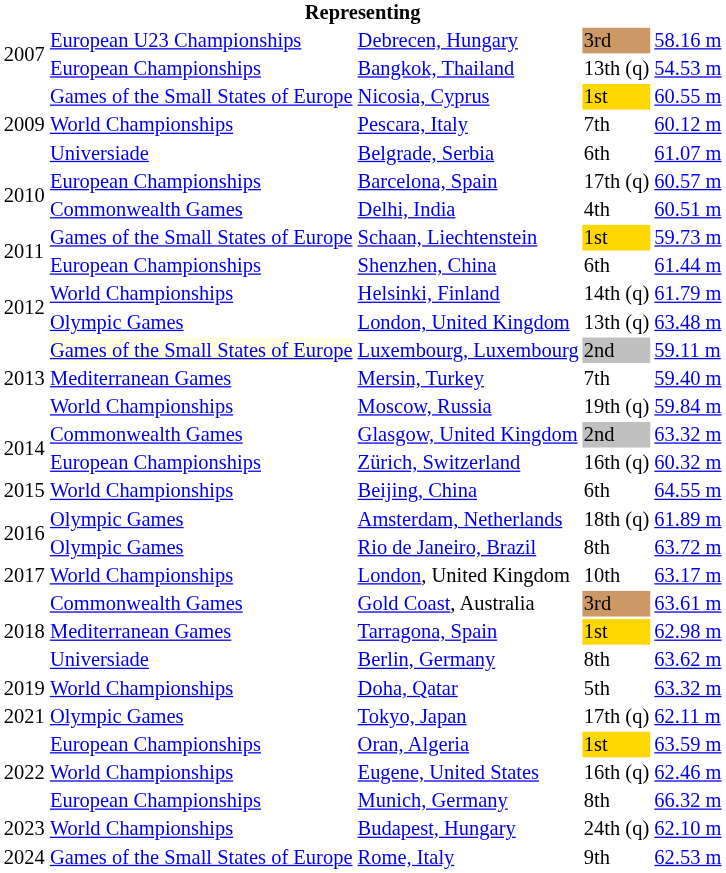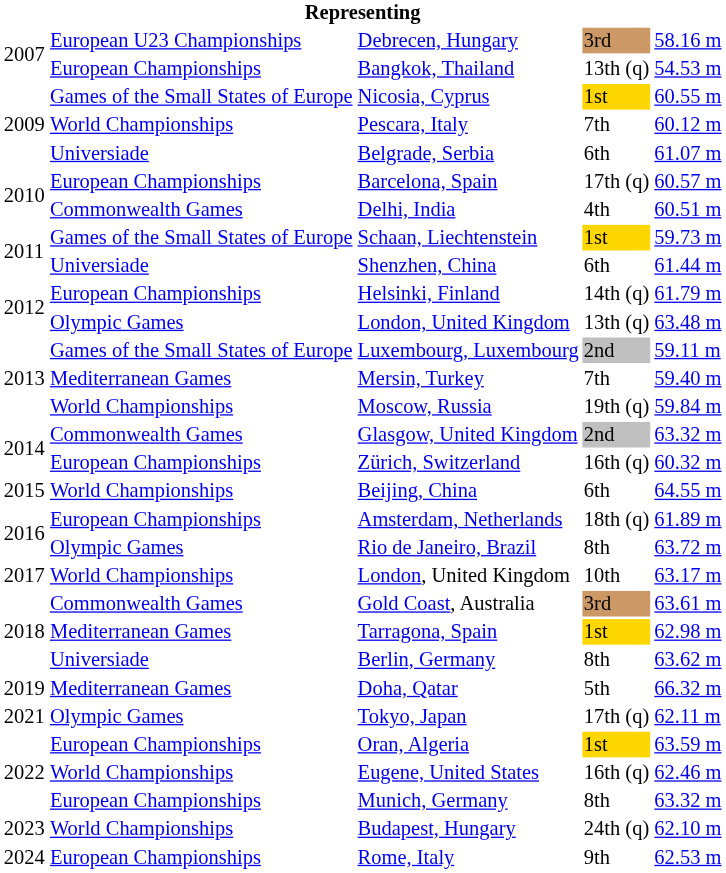(155, 265) European Championships -> (99, 265) Universiade
(142, 293) World Championships -> (155, 293) European Championships
(201, 350) lightyellow background -> (201, 350) no background
(117, 519) Olympic Games -> (155, 519) European Championships
(142, 688) World Championships -> (141, 688) Mediterranean Games
(688, 688) 63.32 m -> (688, 688) 66.32 m
(688, 800) 66.32 m -> (688, 800) 63.32 m
(201, 857) Games of the Small States of Europe -> (155, 857) European Championships
